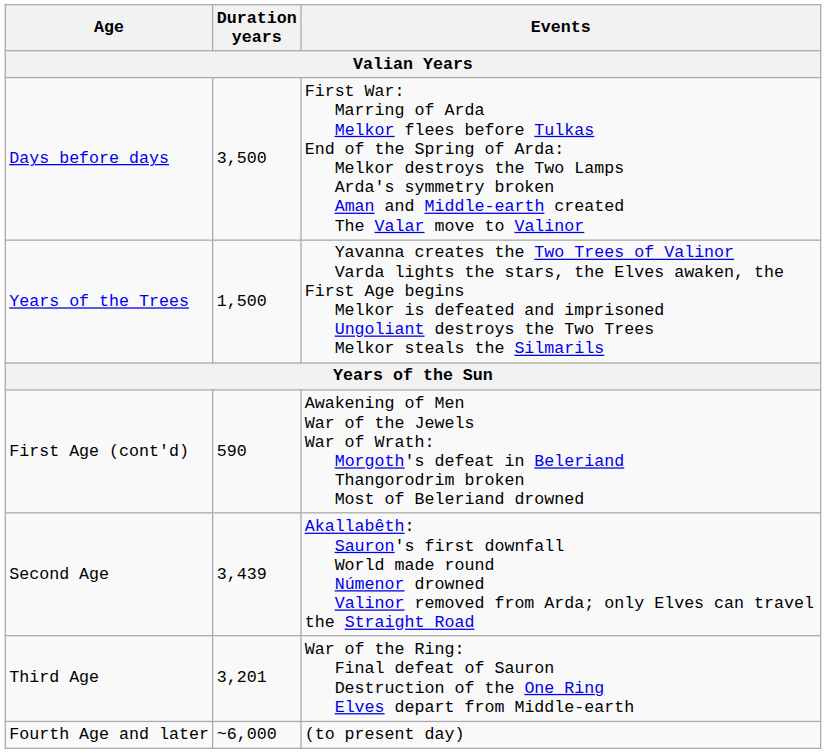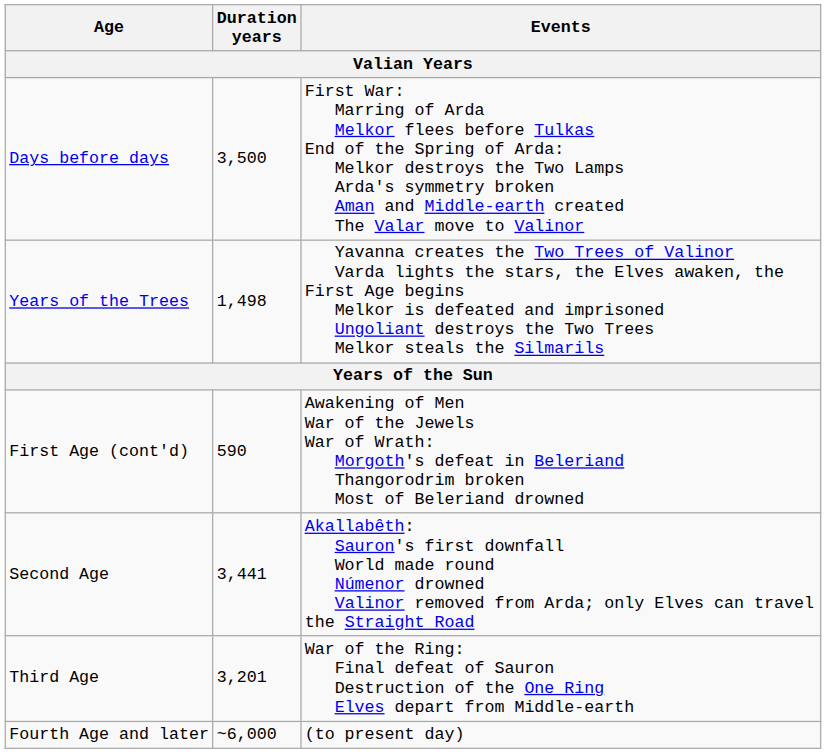(242, 301) 1,500 -> (242, 301) 1,498
(242, 575) 3,439 -> (242, 575) 3,441
